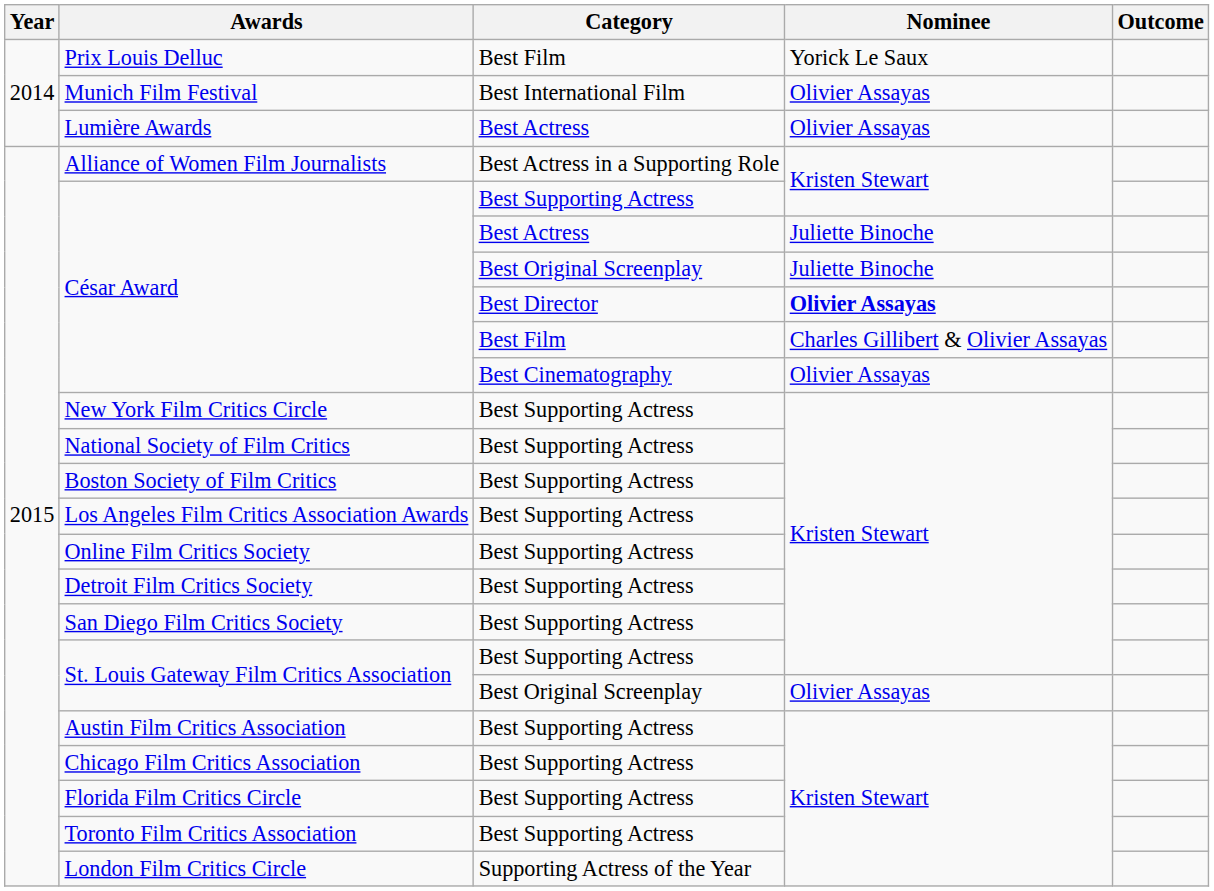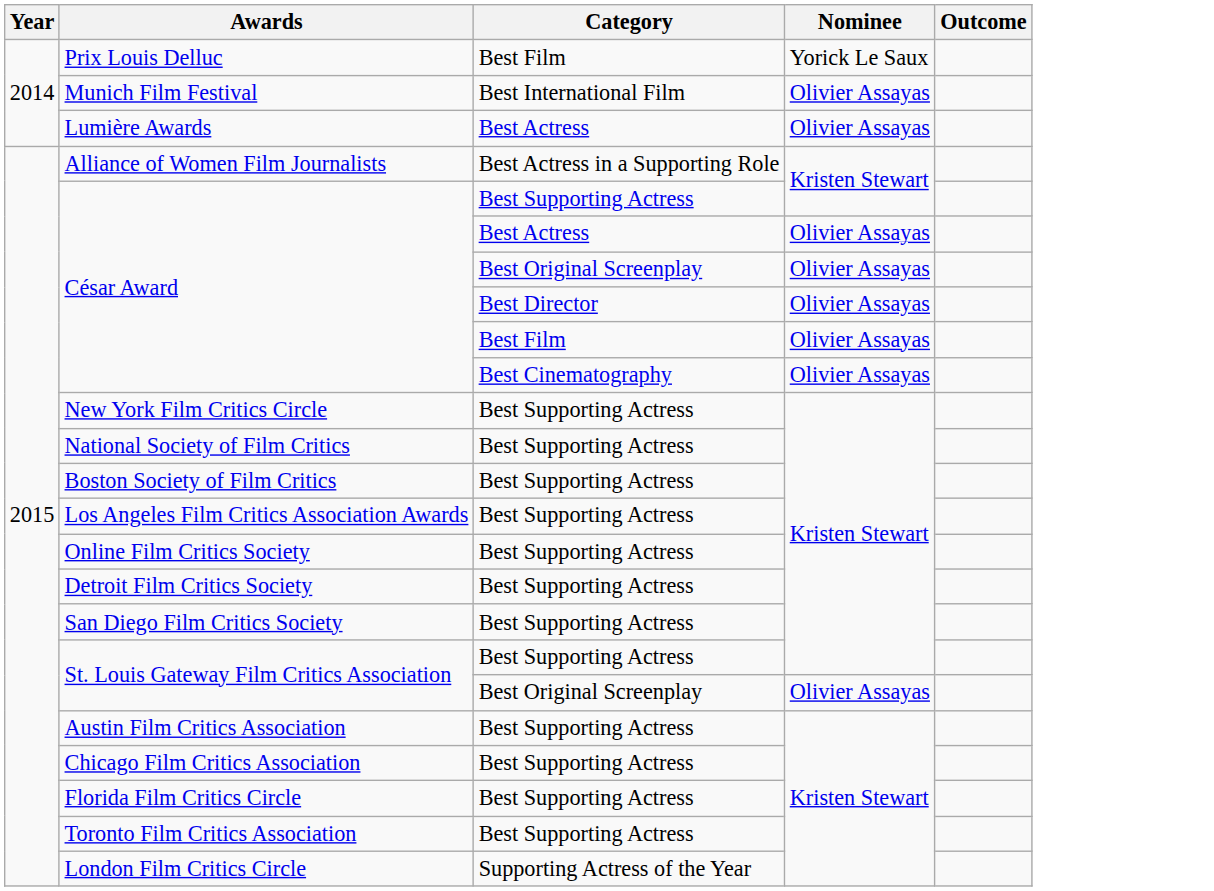(862, 233) Juliette Binoche -> (860, 233) Olivier Assayas
(862, 269) Juliette Binoche -> (860, 269) Olivier Assayas
(863, 304) bold -> (860, 304) normal
(948, 339) Charles Gillibert & Olivier Assayas -> (860, 339) Olivier Assayas
